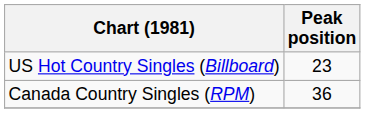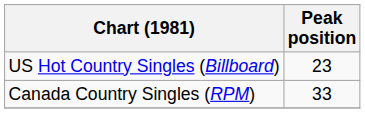(322, 94) 36 -> (322, 94) 33
